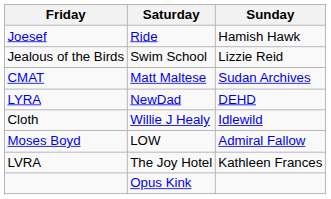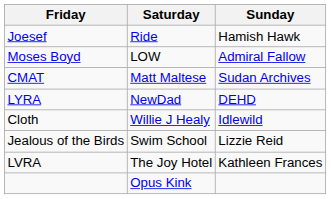rows swapped: (44, 141) <-> (66, 57)
